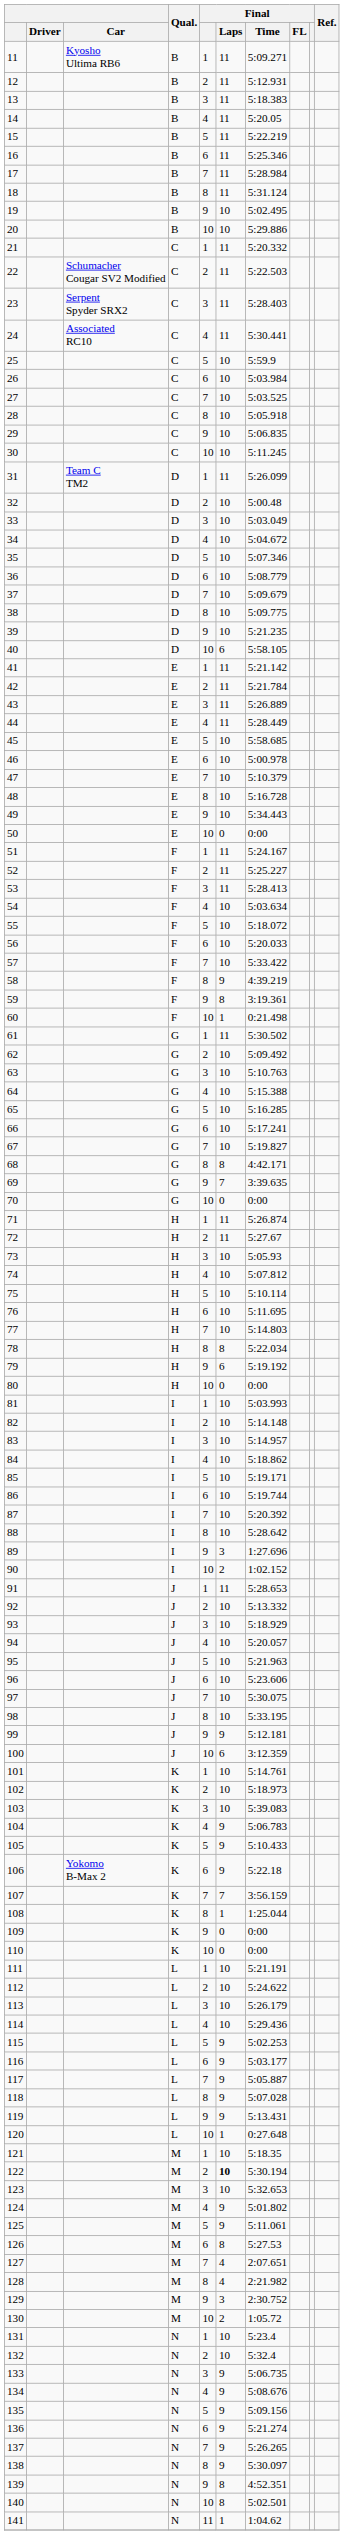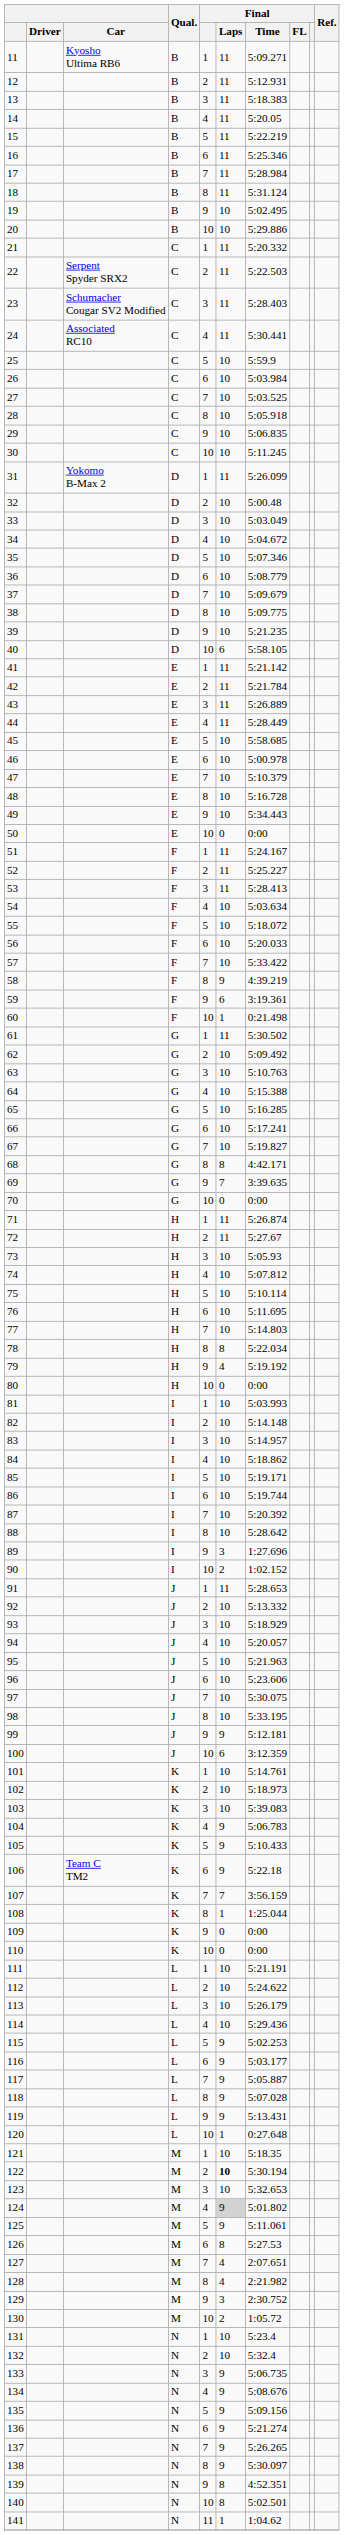(116, 272) Schumacher Cougar SV2 Modified -> (97, 272) Serpent Spyder SRX2
(97, 303) Serpent Spyder SRX2 -> (116, 303) Schumacher Cougar SV2 Modified
(83, 477) Team C TM2 -> (86, 477) Yokomo B-Max 2
(222, 998) 8 -> (222, 998) 6
(222, 1366) 6 -> (222, 1366) 4
(86, 1870) Yokomo B-Max 2 -> (83, 1870) Team C TM2
(222, 2207) no background -> (222, 2207) lightgrey background
